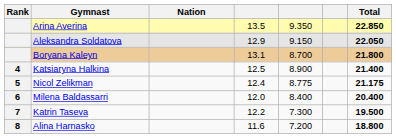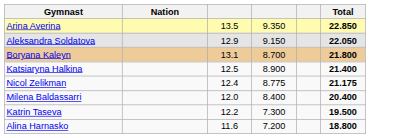- column: (18, 11)
